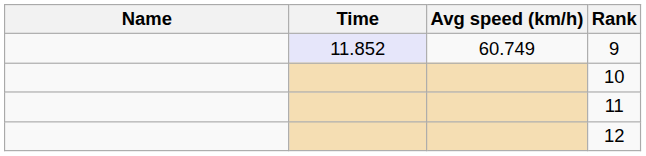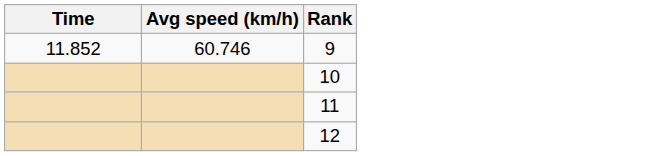- column: (147, 19)
(358, 48) lavender background -> (73, 48) no background
(507, 48) 60.749 -> (222, 48) 60.746
